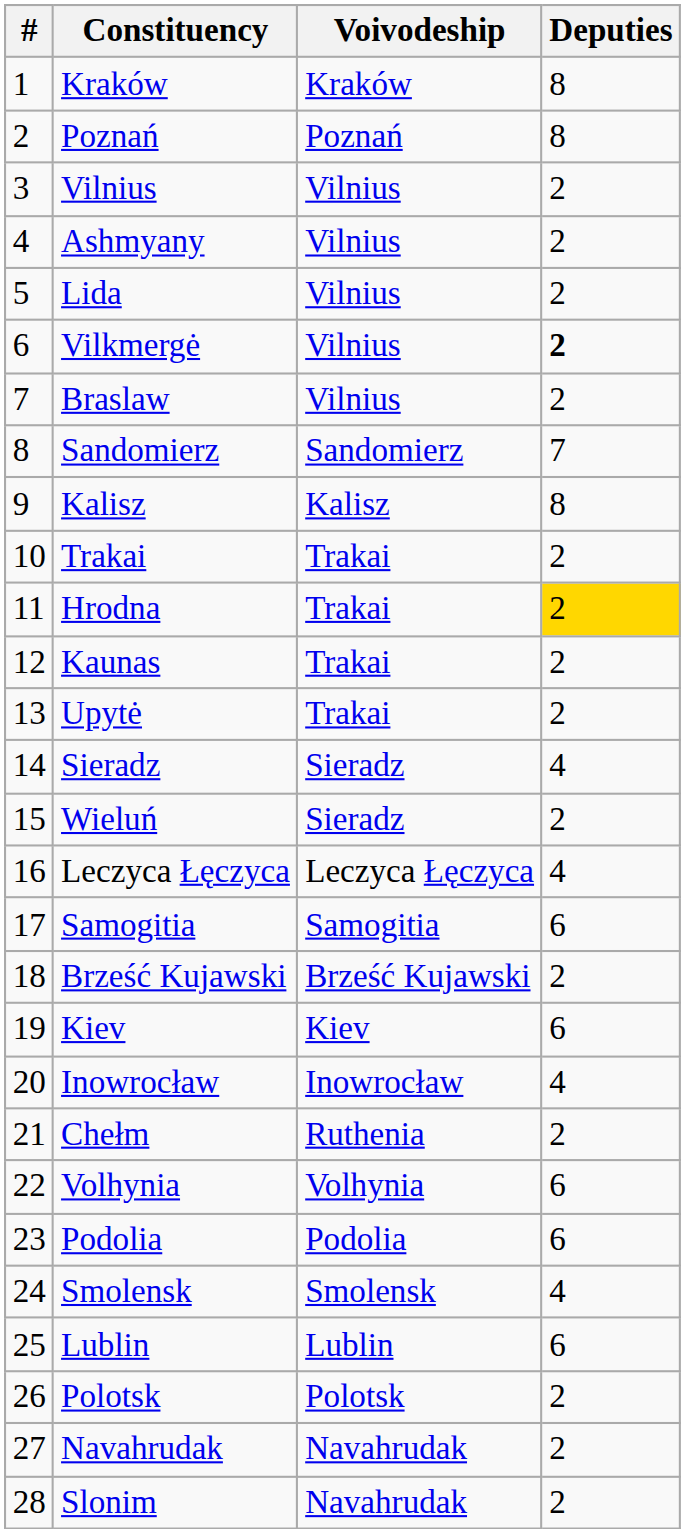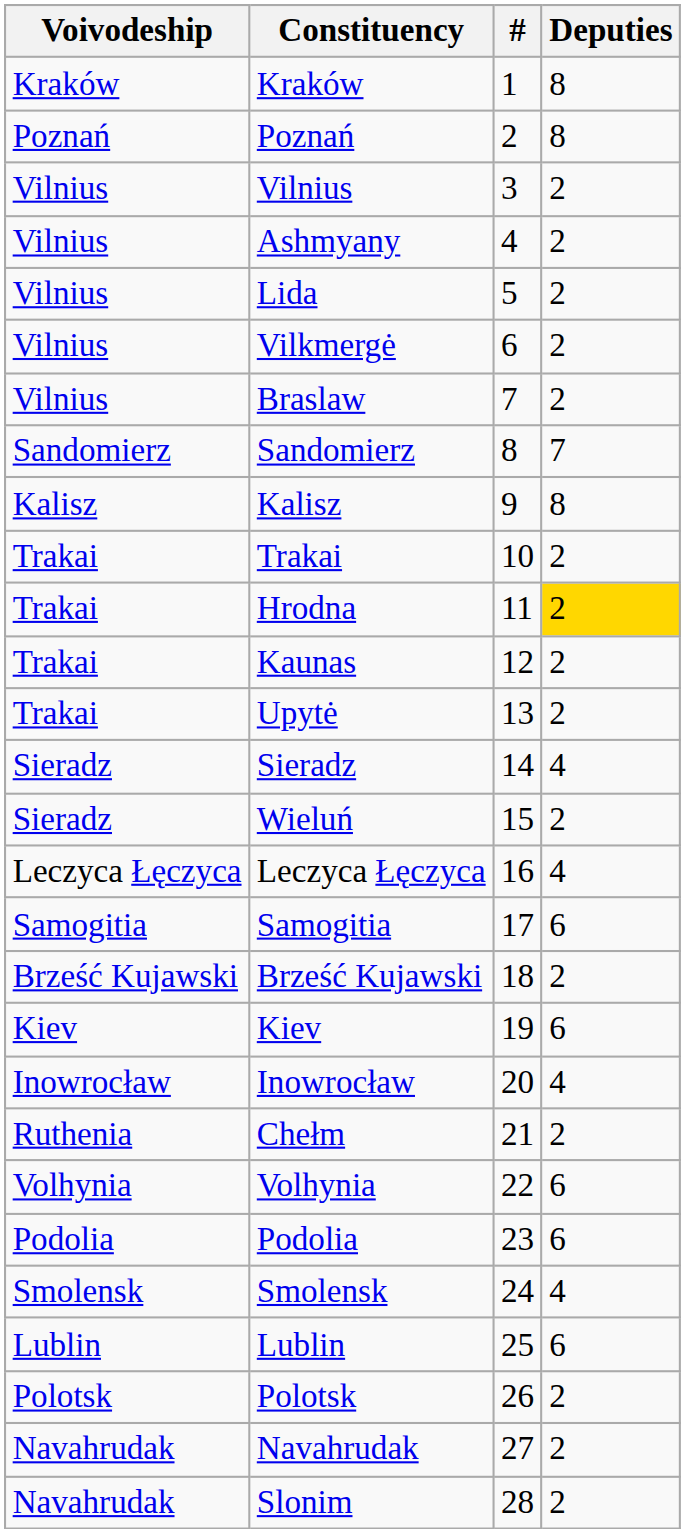columns swapped: (29, 30) <-> (420, 30)
(558, 345) bold -> (558, 345) normal
